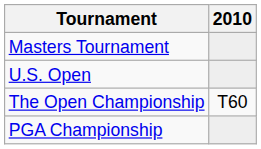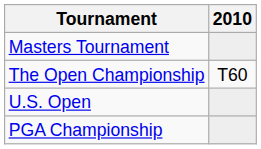rows swapped: (50, 75) <-> (107, 102)
